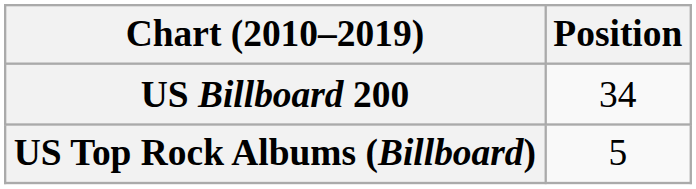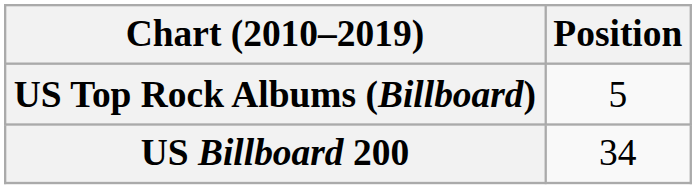rows swapped: (275, 93) <-> (275, 152)
